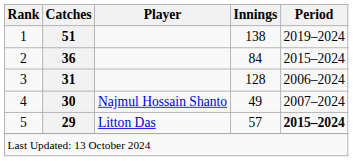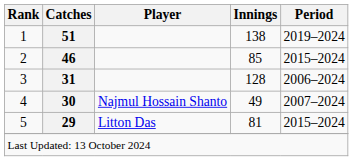(69, 58) 36 -> (69, 58) 46
(255, 58) 84 -> (255, 58) 85
(255, 123) 57 -> (255, 123) 81
(314, 123) bold -> (314, 123) normal
